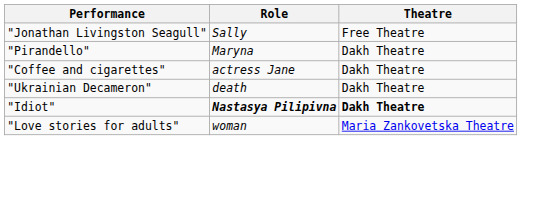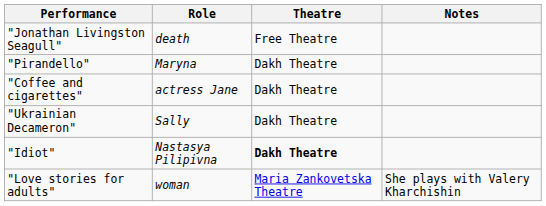+ column: (462, 14)
(230, 32) Sally -> (172, 39) death
(230, 88) death -> (172, 121) Sally
(274, 107) bold -> (186, 153) normal
